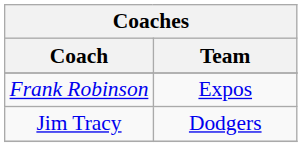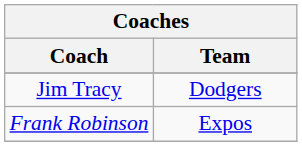rows swapped: (79, 123) <-> (79, 89)
